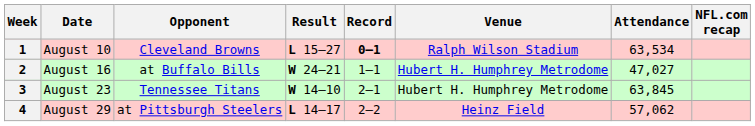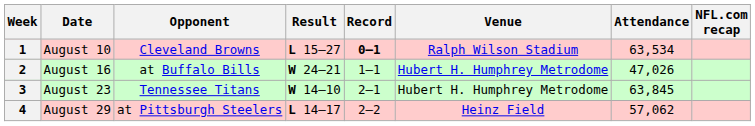(652, 70) 47,027 -> (652, 70) 47,026
